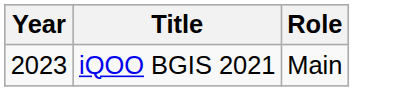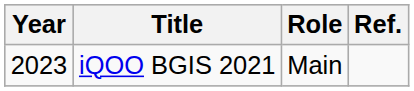+ column: (378, 24)
